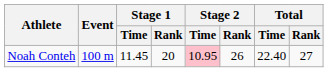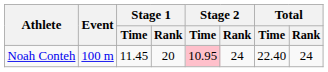(237, 56) 26 -> (237, 56) 24
(306, 56) 27 -> (306, 56) 24
